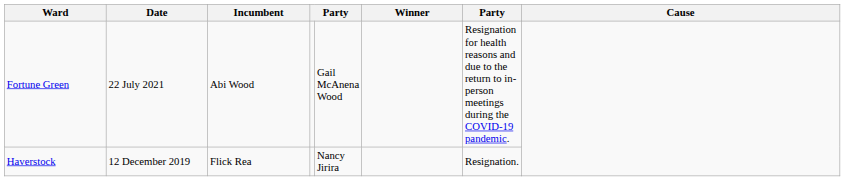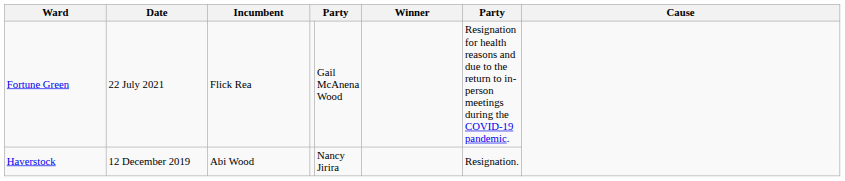(232, 84) Abi Wood -> (231, 84) Flick Rea
(231, 161) Flick Rea -> (232, 161) Abi Wood
